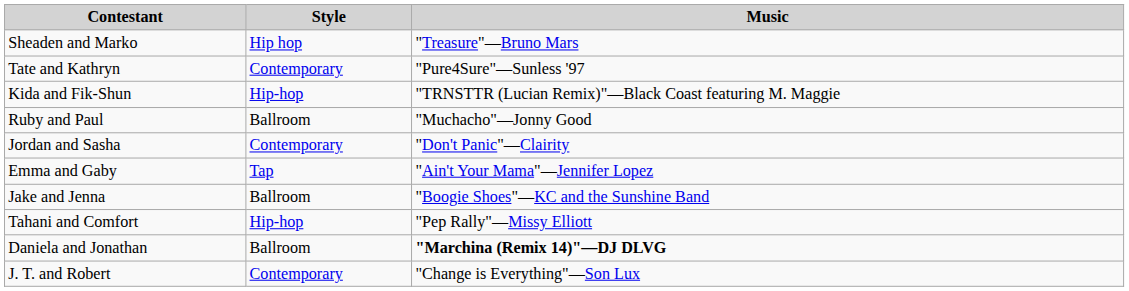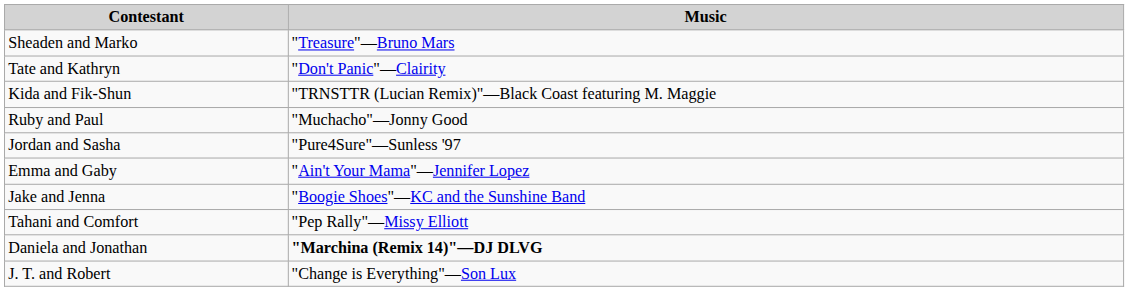- column: (329, 17)
(500, 68) "Pure4Sure"—Sunless '97 -> (369, 68) "Don't Panic"—Clairity
(492, 145) "Don't Panic"—Clairity -> (376, 145) "Pure4Sure"—Sunless '97
